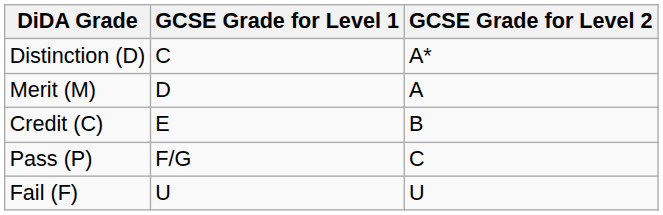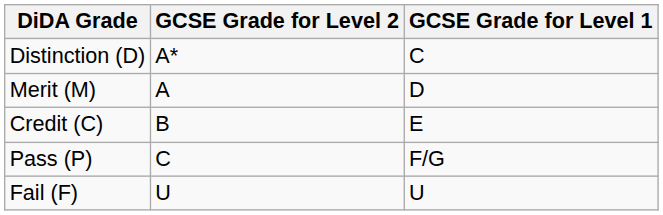columns swapped: (277, 21) <-> (531, 21)
